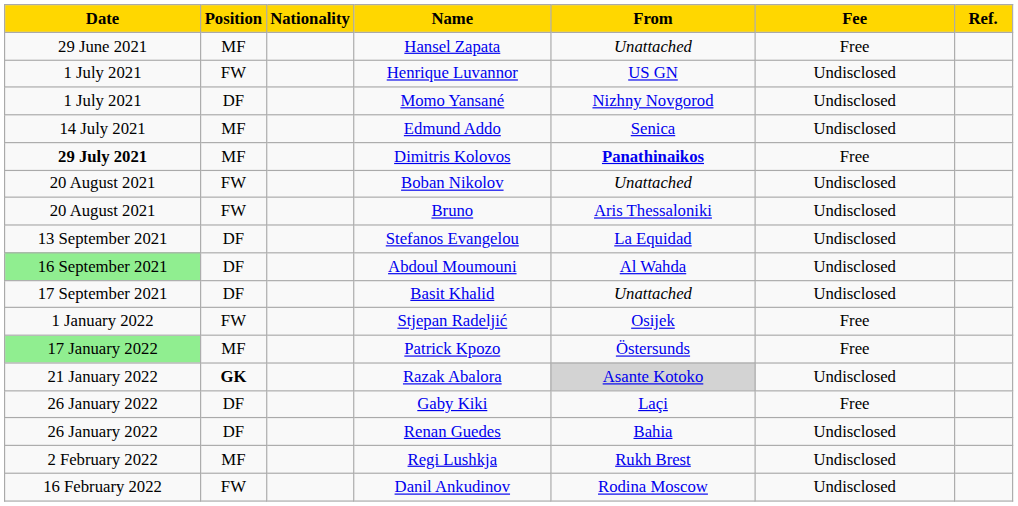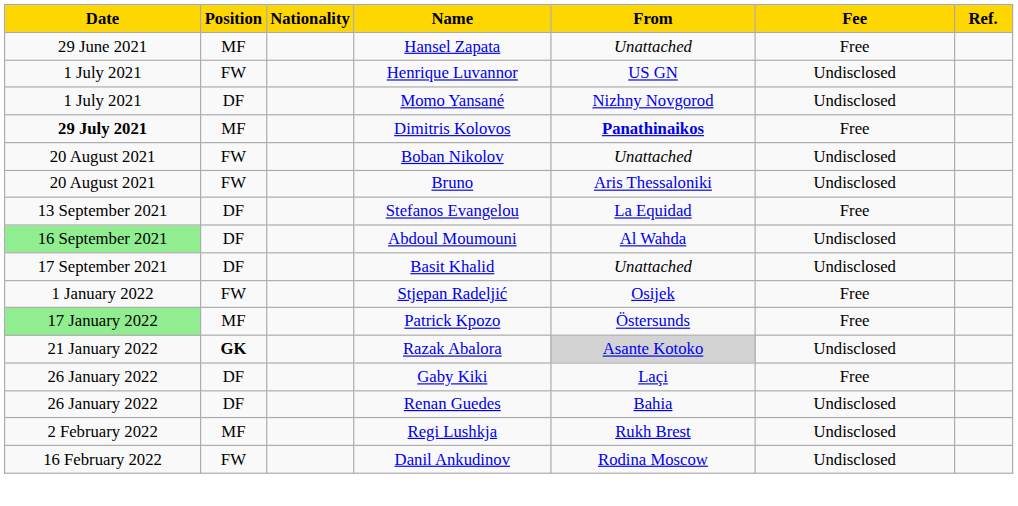- row: (452, 128)
(855, 239) Undisclosed -> (855, 211) Free
